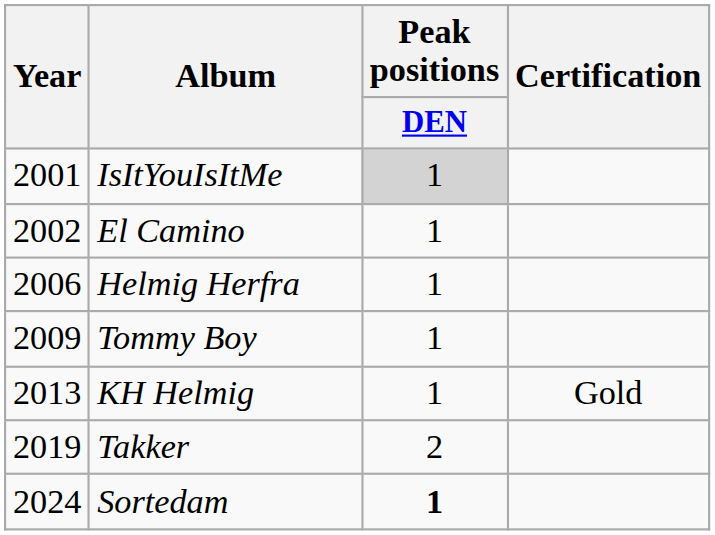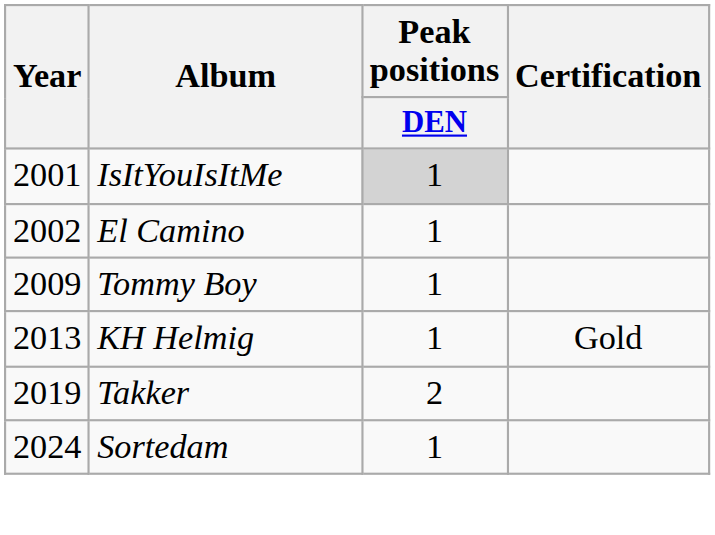- row: (199, 283)
(435, 501) bold -> (435, 446) normal
